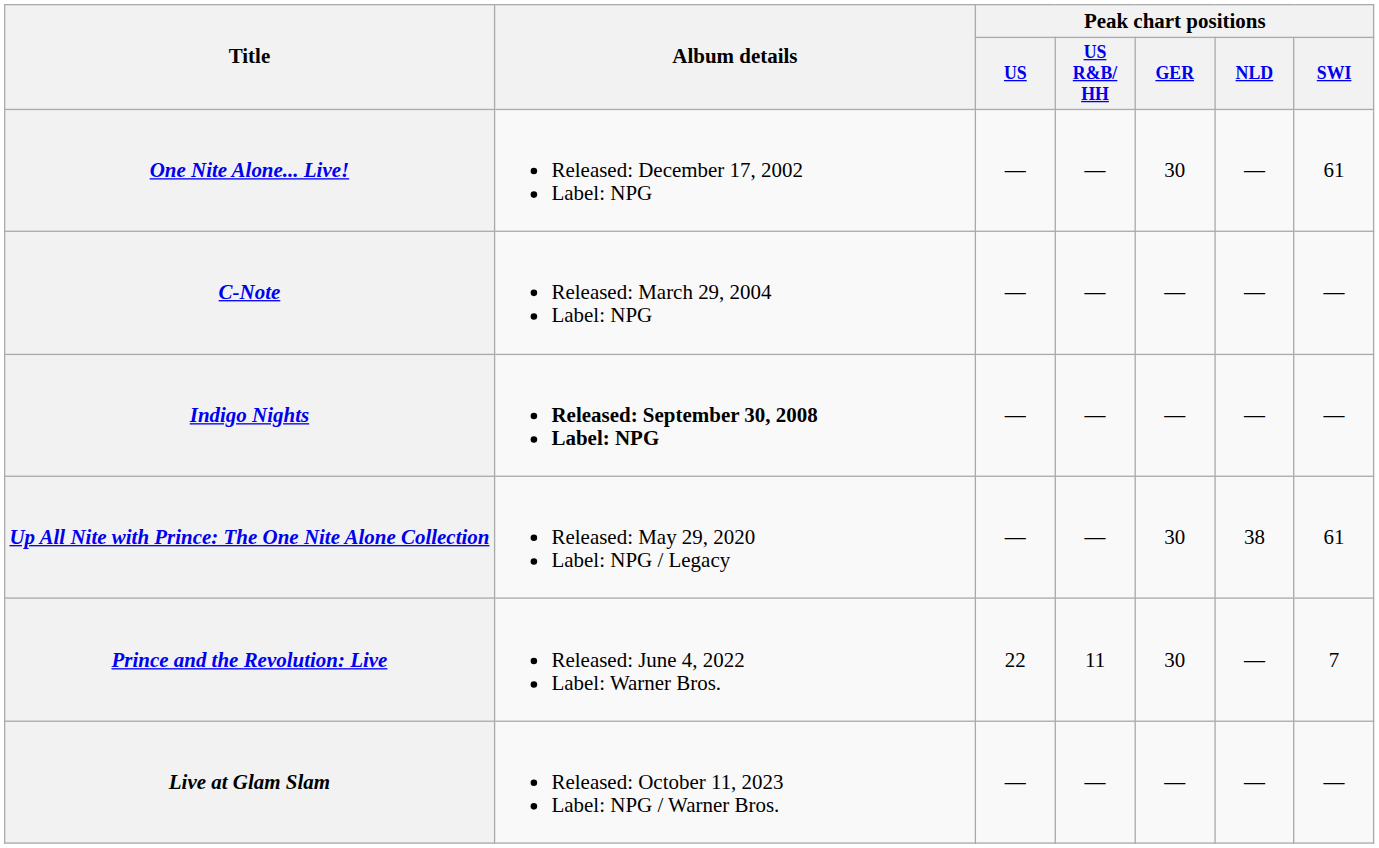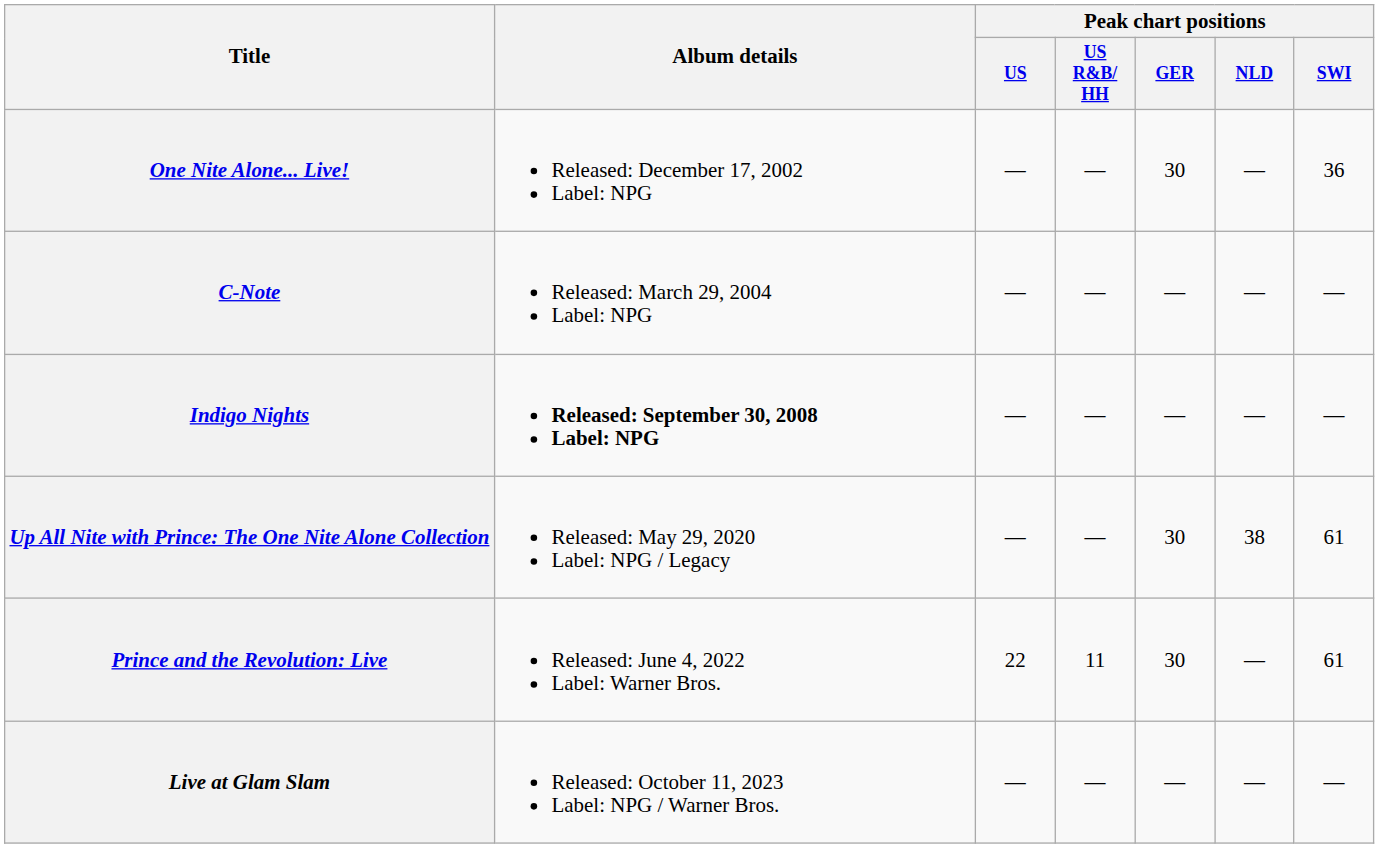(1334, 170) 61 -> (1334, 170) 36
(1334, 659) 7 -> (1334, 659) 61
